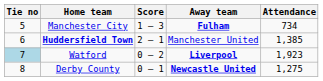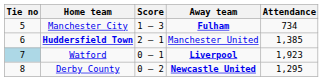(151, 55) 0 – 2 -> (151, 55) 0 – 1
(151, 69) 0 – 1 -> (151, 69) 0 – 2
(289, 69) 1,275 -> (289, 69) 1,295
